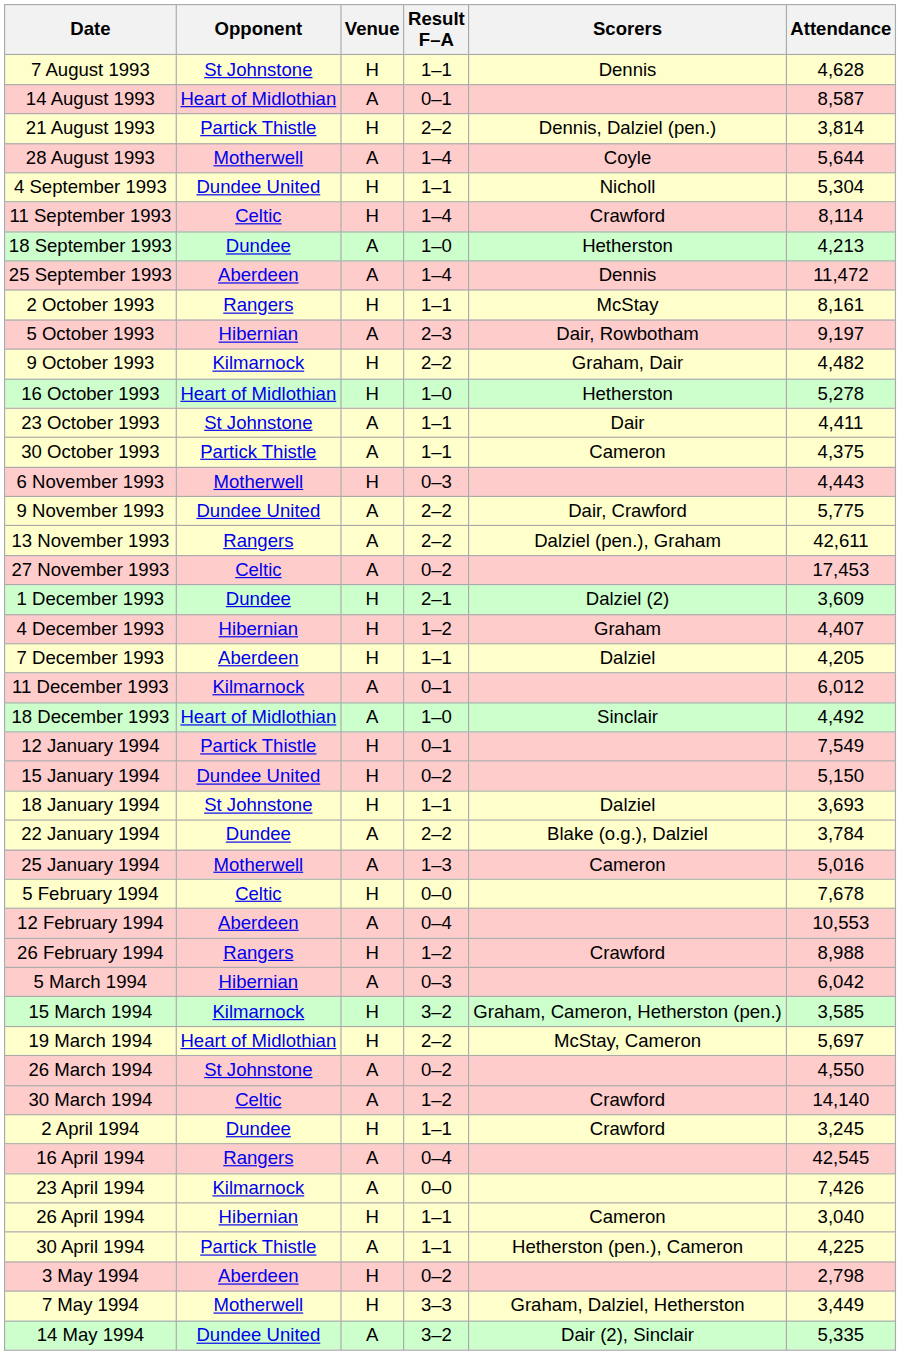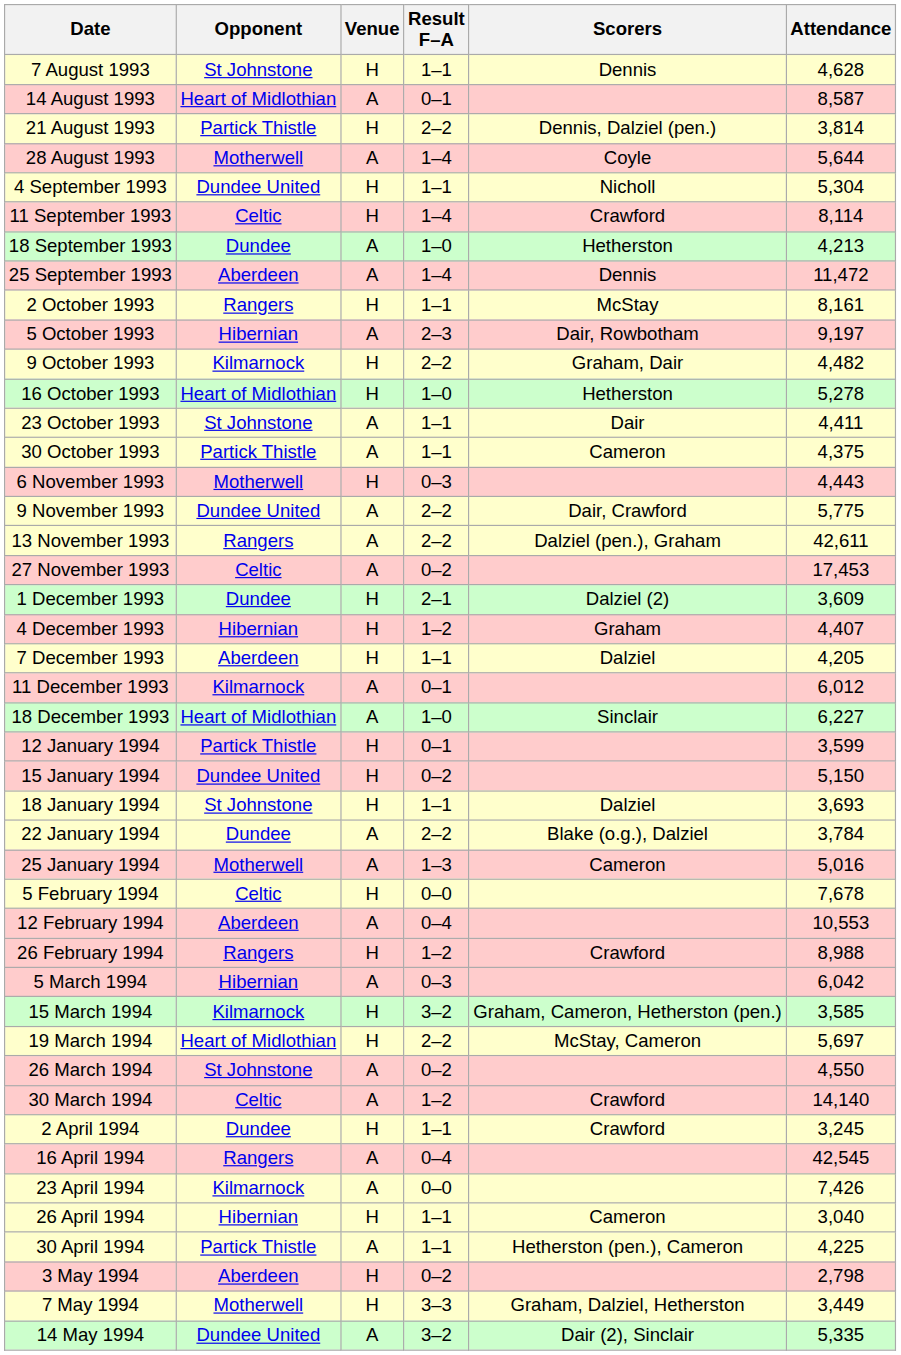(841, 717) 4,492 -> (841, 717) 6,227
(841, 746) 7,549 -> (841, 746) 3,599
